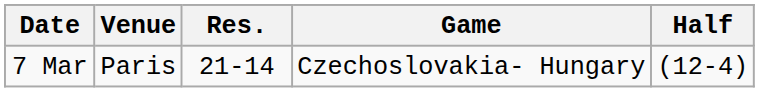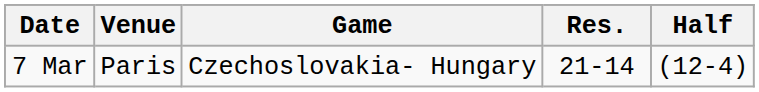columns swapped: (471, 26) <-> (237, 26)
